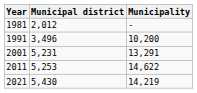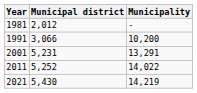(44, 39) 3,496 -> (44, 39) 3,066
(44, 67) 5,253 -> (44, 67) 5,252
(144, 67) 14,622 -> (144, 67) 14,022
